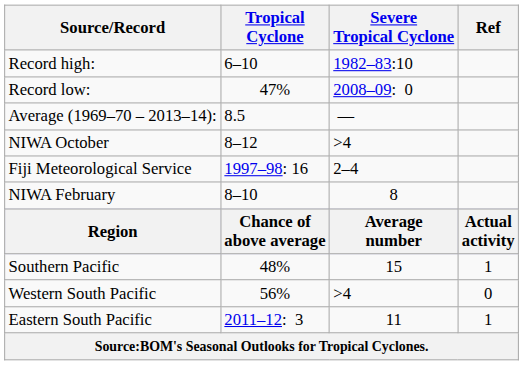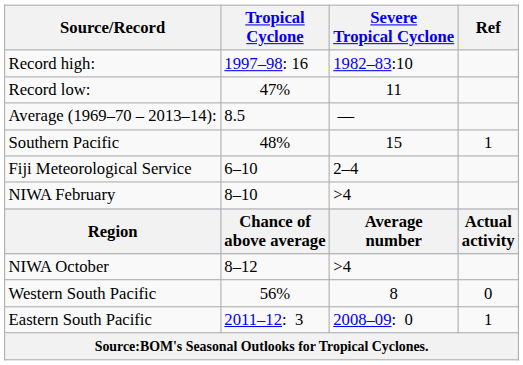(241, 63) 6–10 -> (266, 63) 1997–98: 16
(373, 89) 2008–09: 0 -> (394, 89) 11
rows swapped: (59, 142) <-> (64, 266)
(266, 169) 1997–98: 16 -> (241, 169) 6–10
(394, 195) 8 -> (342, 195) >4
(342, 293) >4 -> (394, 293) 8
(394, 319) 11 -> (373, 319) 2008–09: 0
